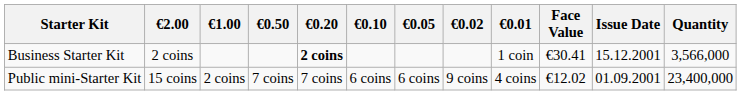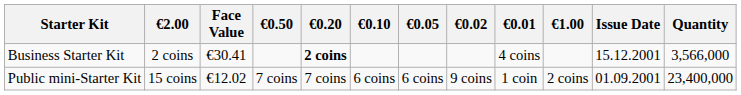columns swapped: (224, 24) <-> (566, 24)
(515, 55) 1 coin -> (519, 55) 4 coins
(516, 78) 4 coins -> (519, 78) 1 coin
